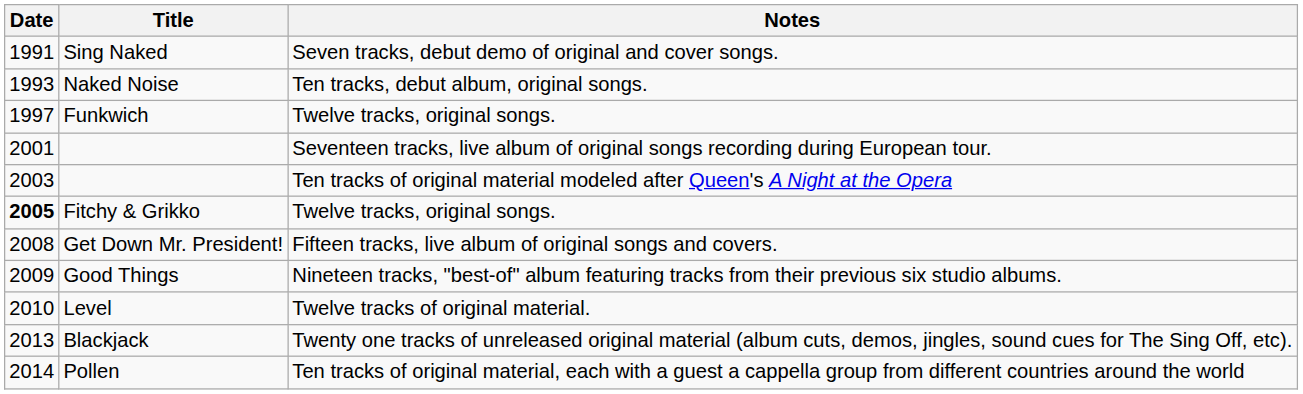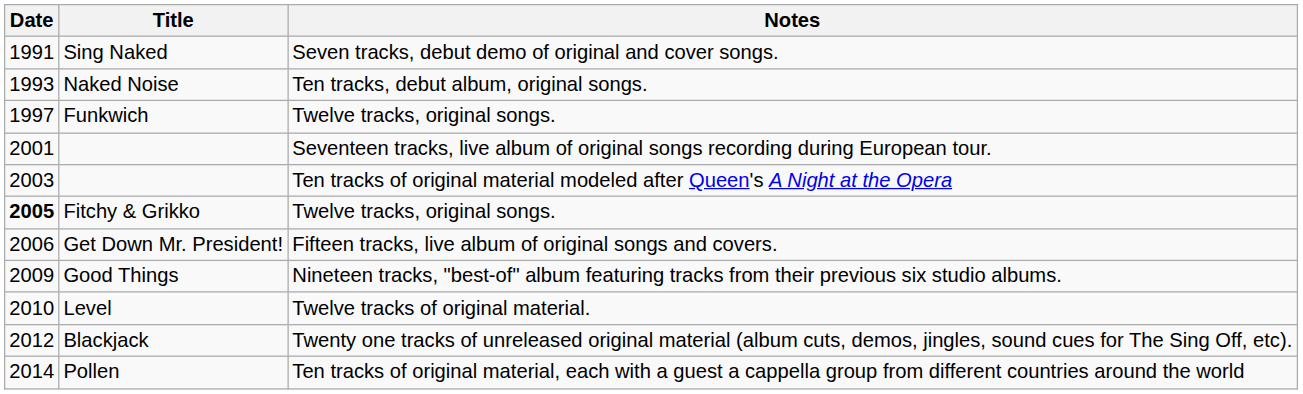(32, 244) 2008 -> (32, 244) 2006
(32, 340) 2013 -> (32, 340) 2012
